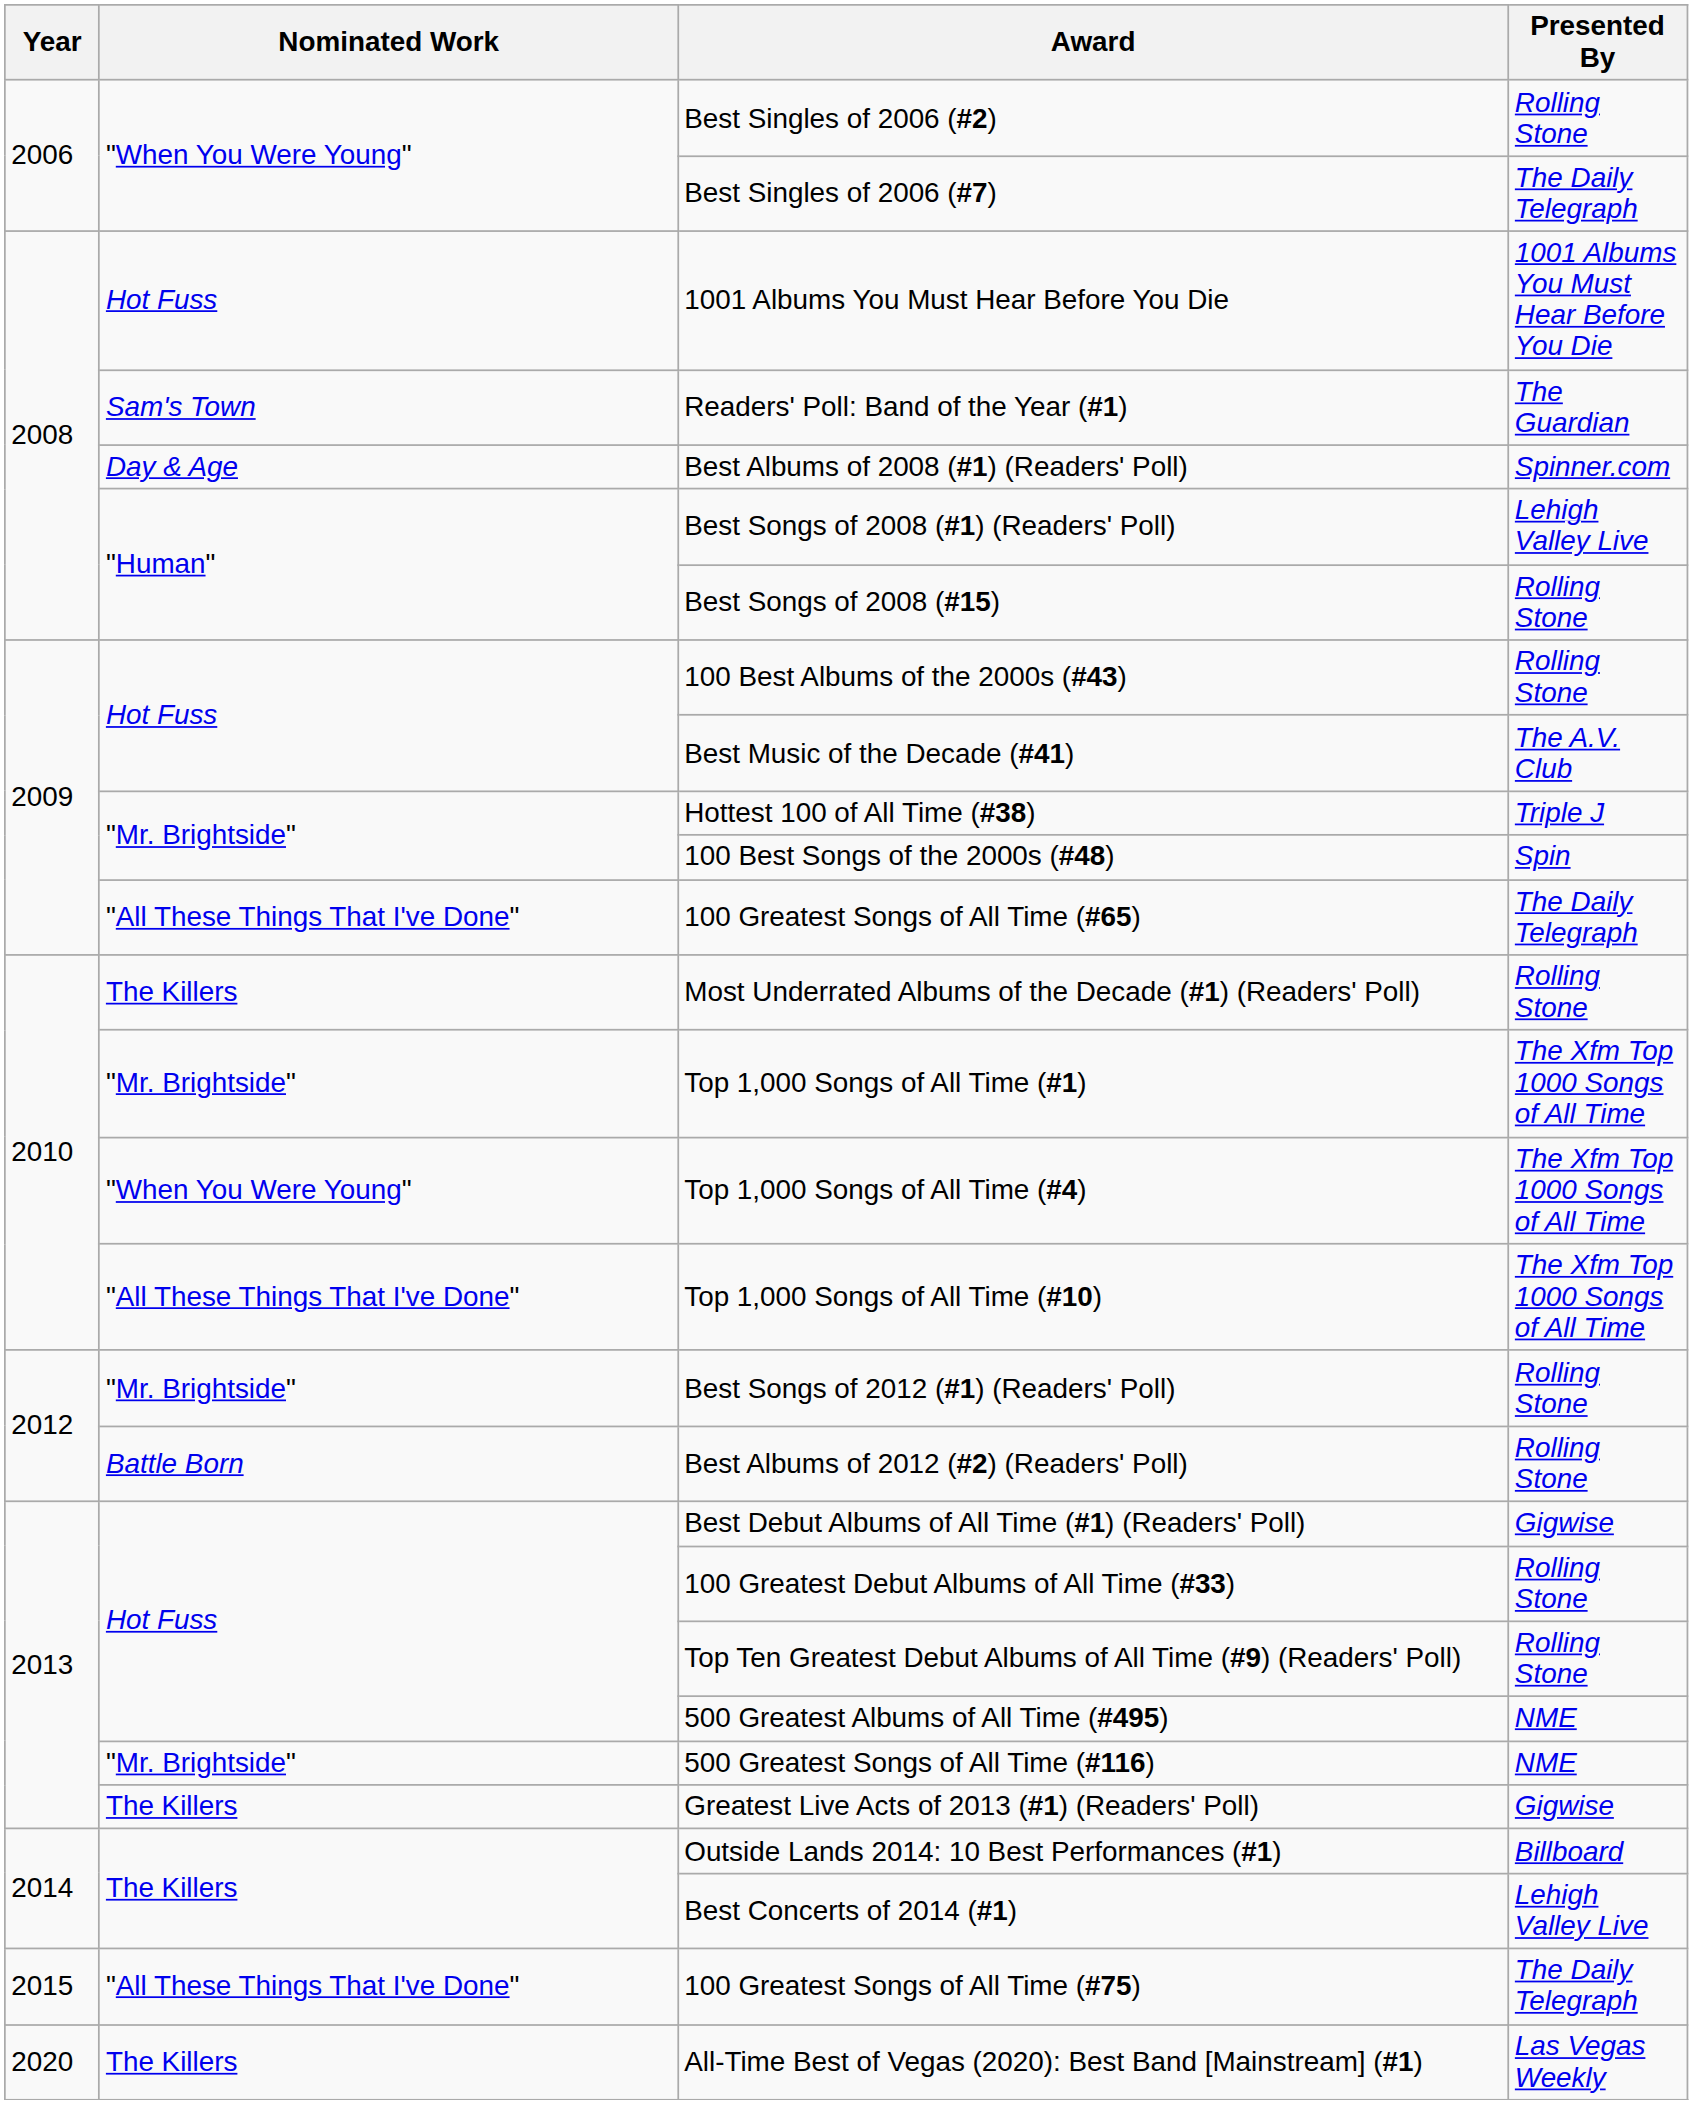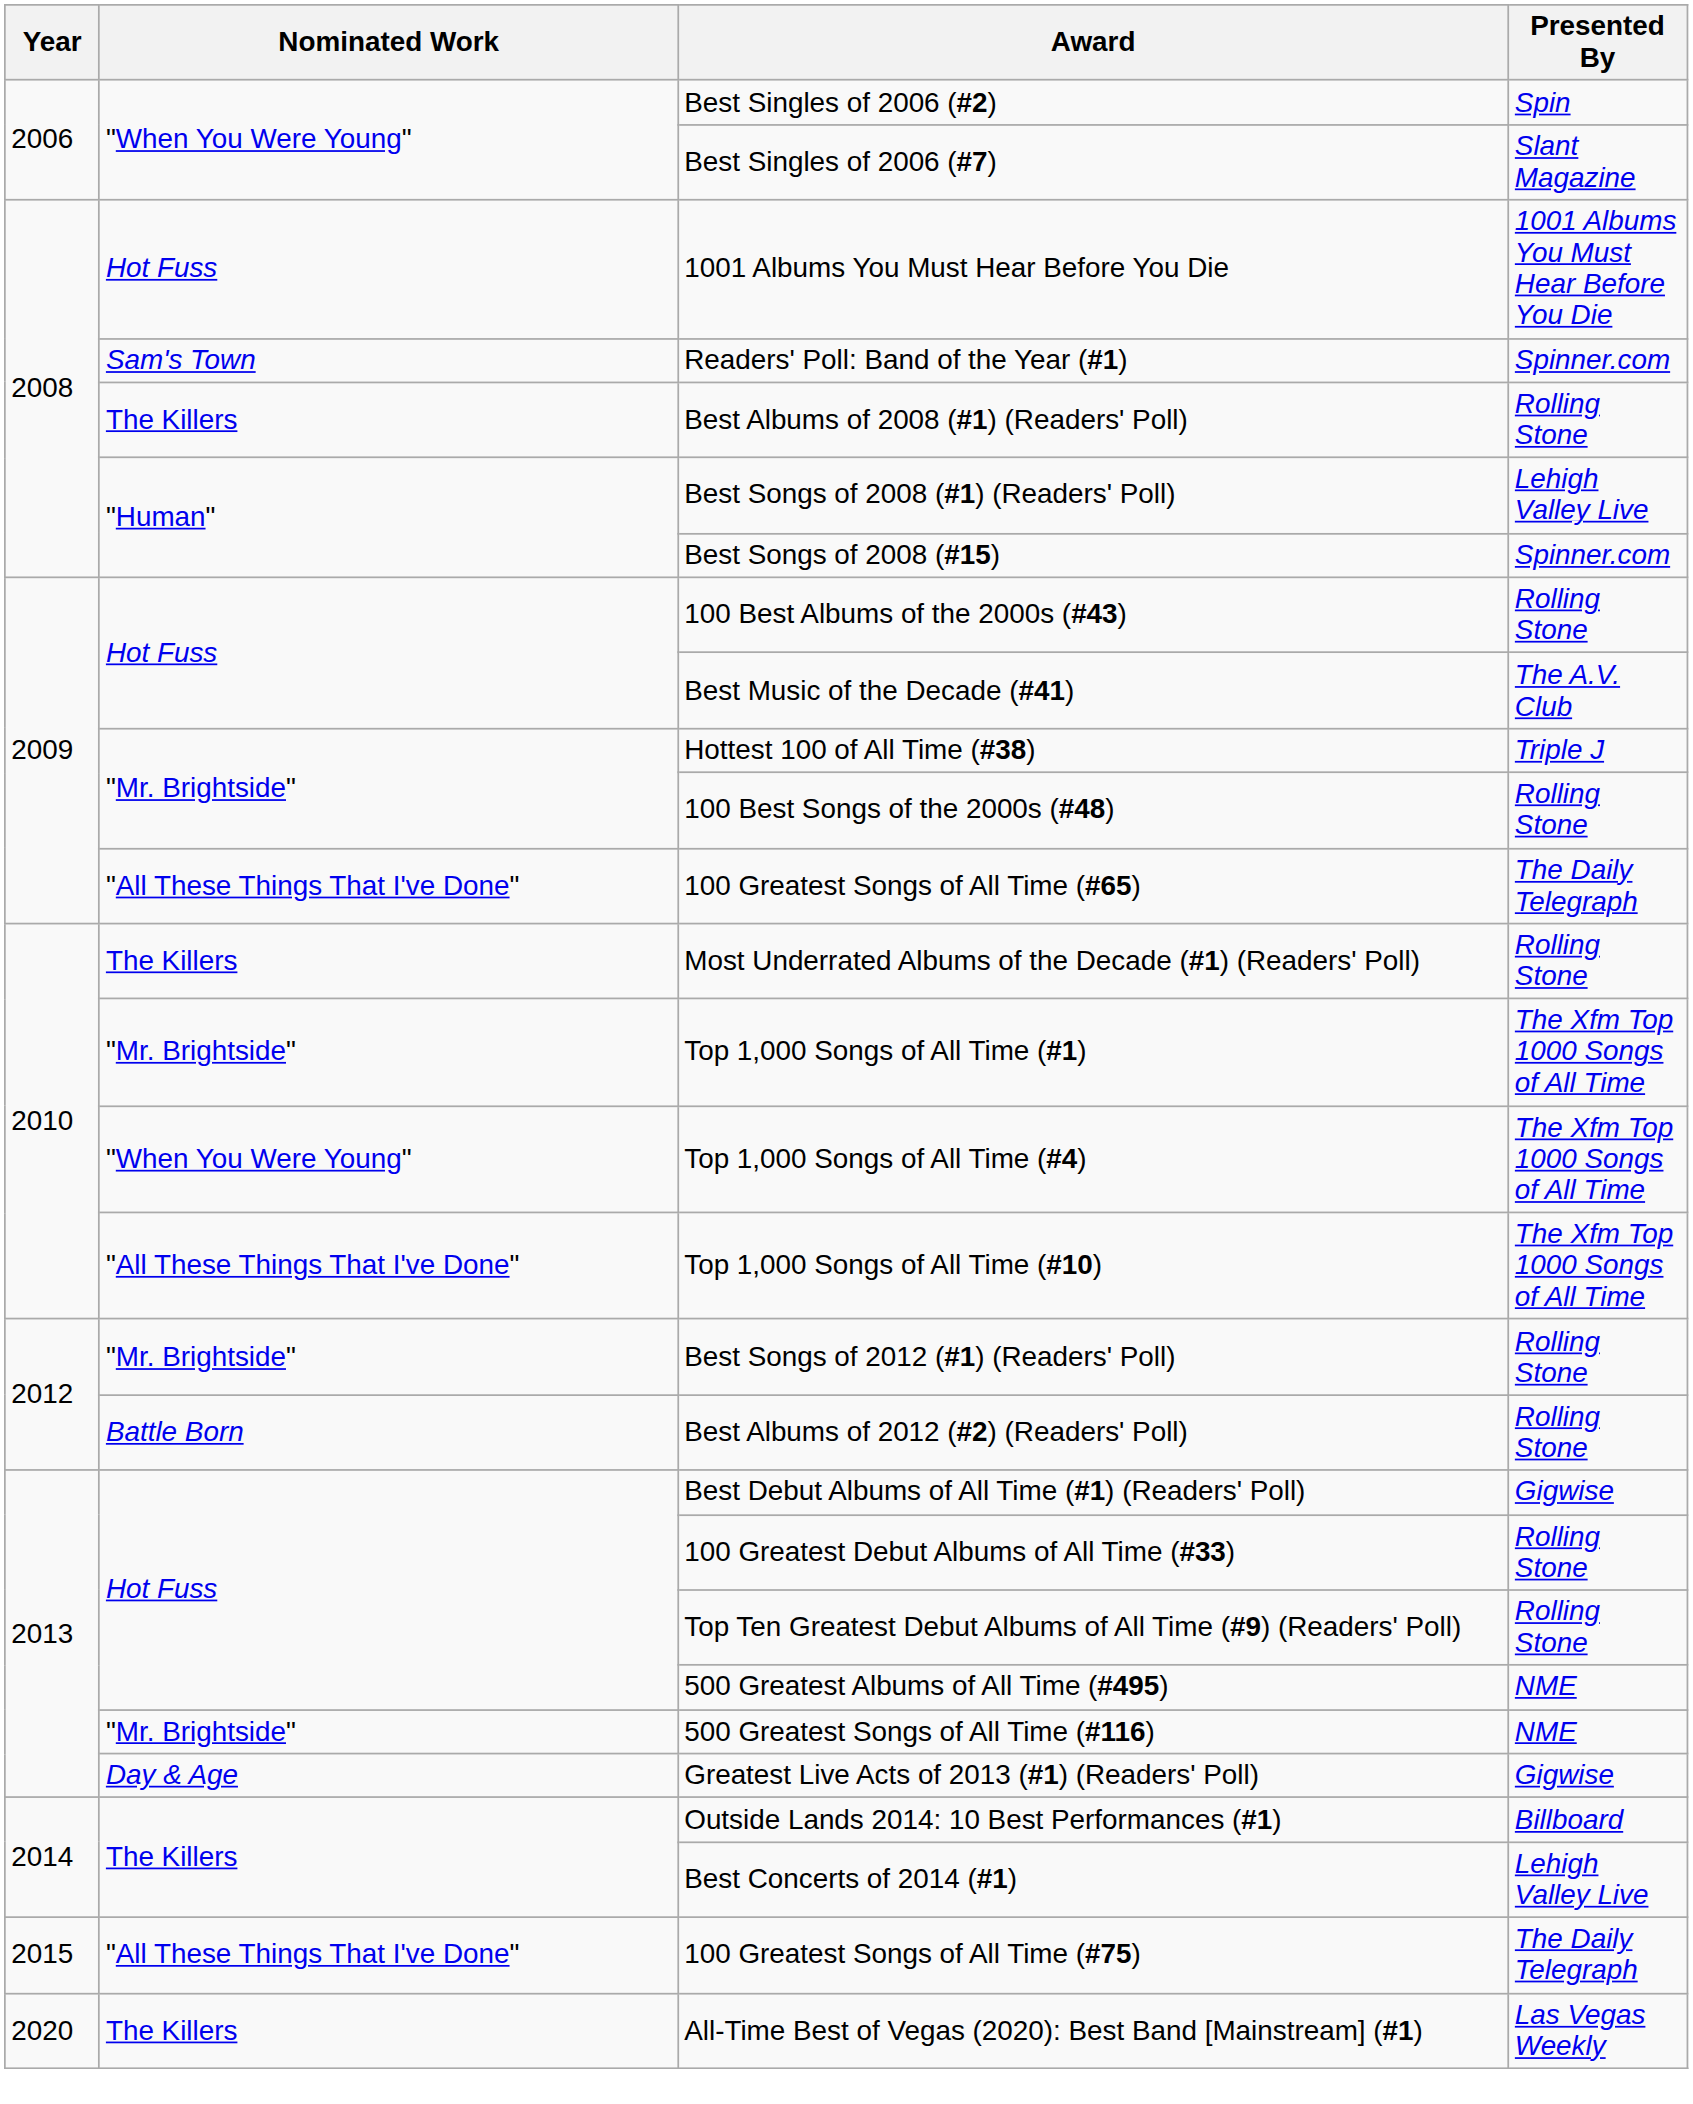(1557, 117) Rolling Stone -> (1543, 102) Spin
(1576, 193) The Daily Telegraph -> (1575, 161) Slant Magazine
(1572, 406) The Guardian -> (1592, 359) Spinner.com
(172, 466) Day & Age -> (172, 419) The Killers
(1592, 466) Spinner.com -> (1557, 419) Rolling Stone
(1557, 601) Rolling Stone -> (1592, 554) Spinner.com
(1543, 856) Spin -> (1557, 809) Rolling Stone
(172, 1806) The Killers -> (172, 1775) Day & Age
